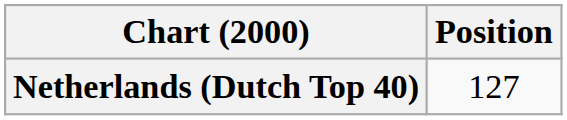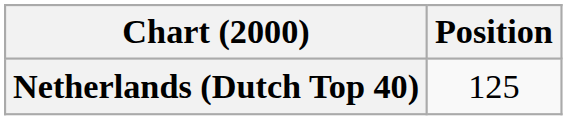(494, 85) 127 -> (494, 85) 125
